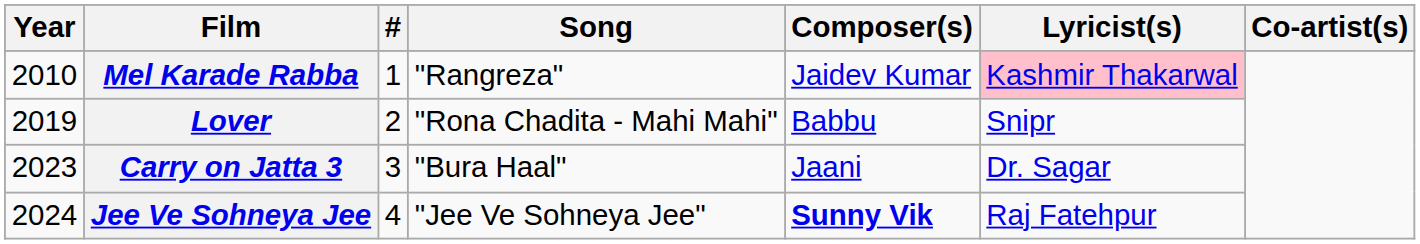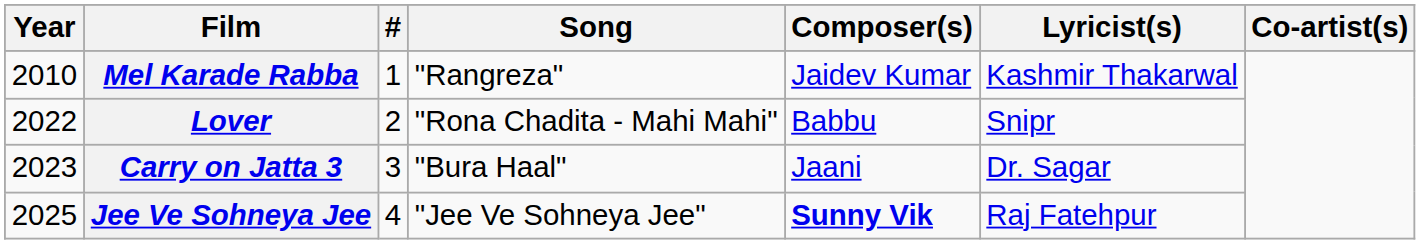(1112, 74) pink background -> (1112, 74) no background
(44, 121) 2019 -> (44, 121) 2022
(44, 214) 2024 -> (44, 214) 2025
